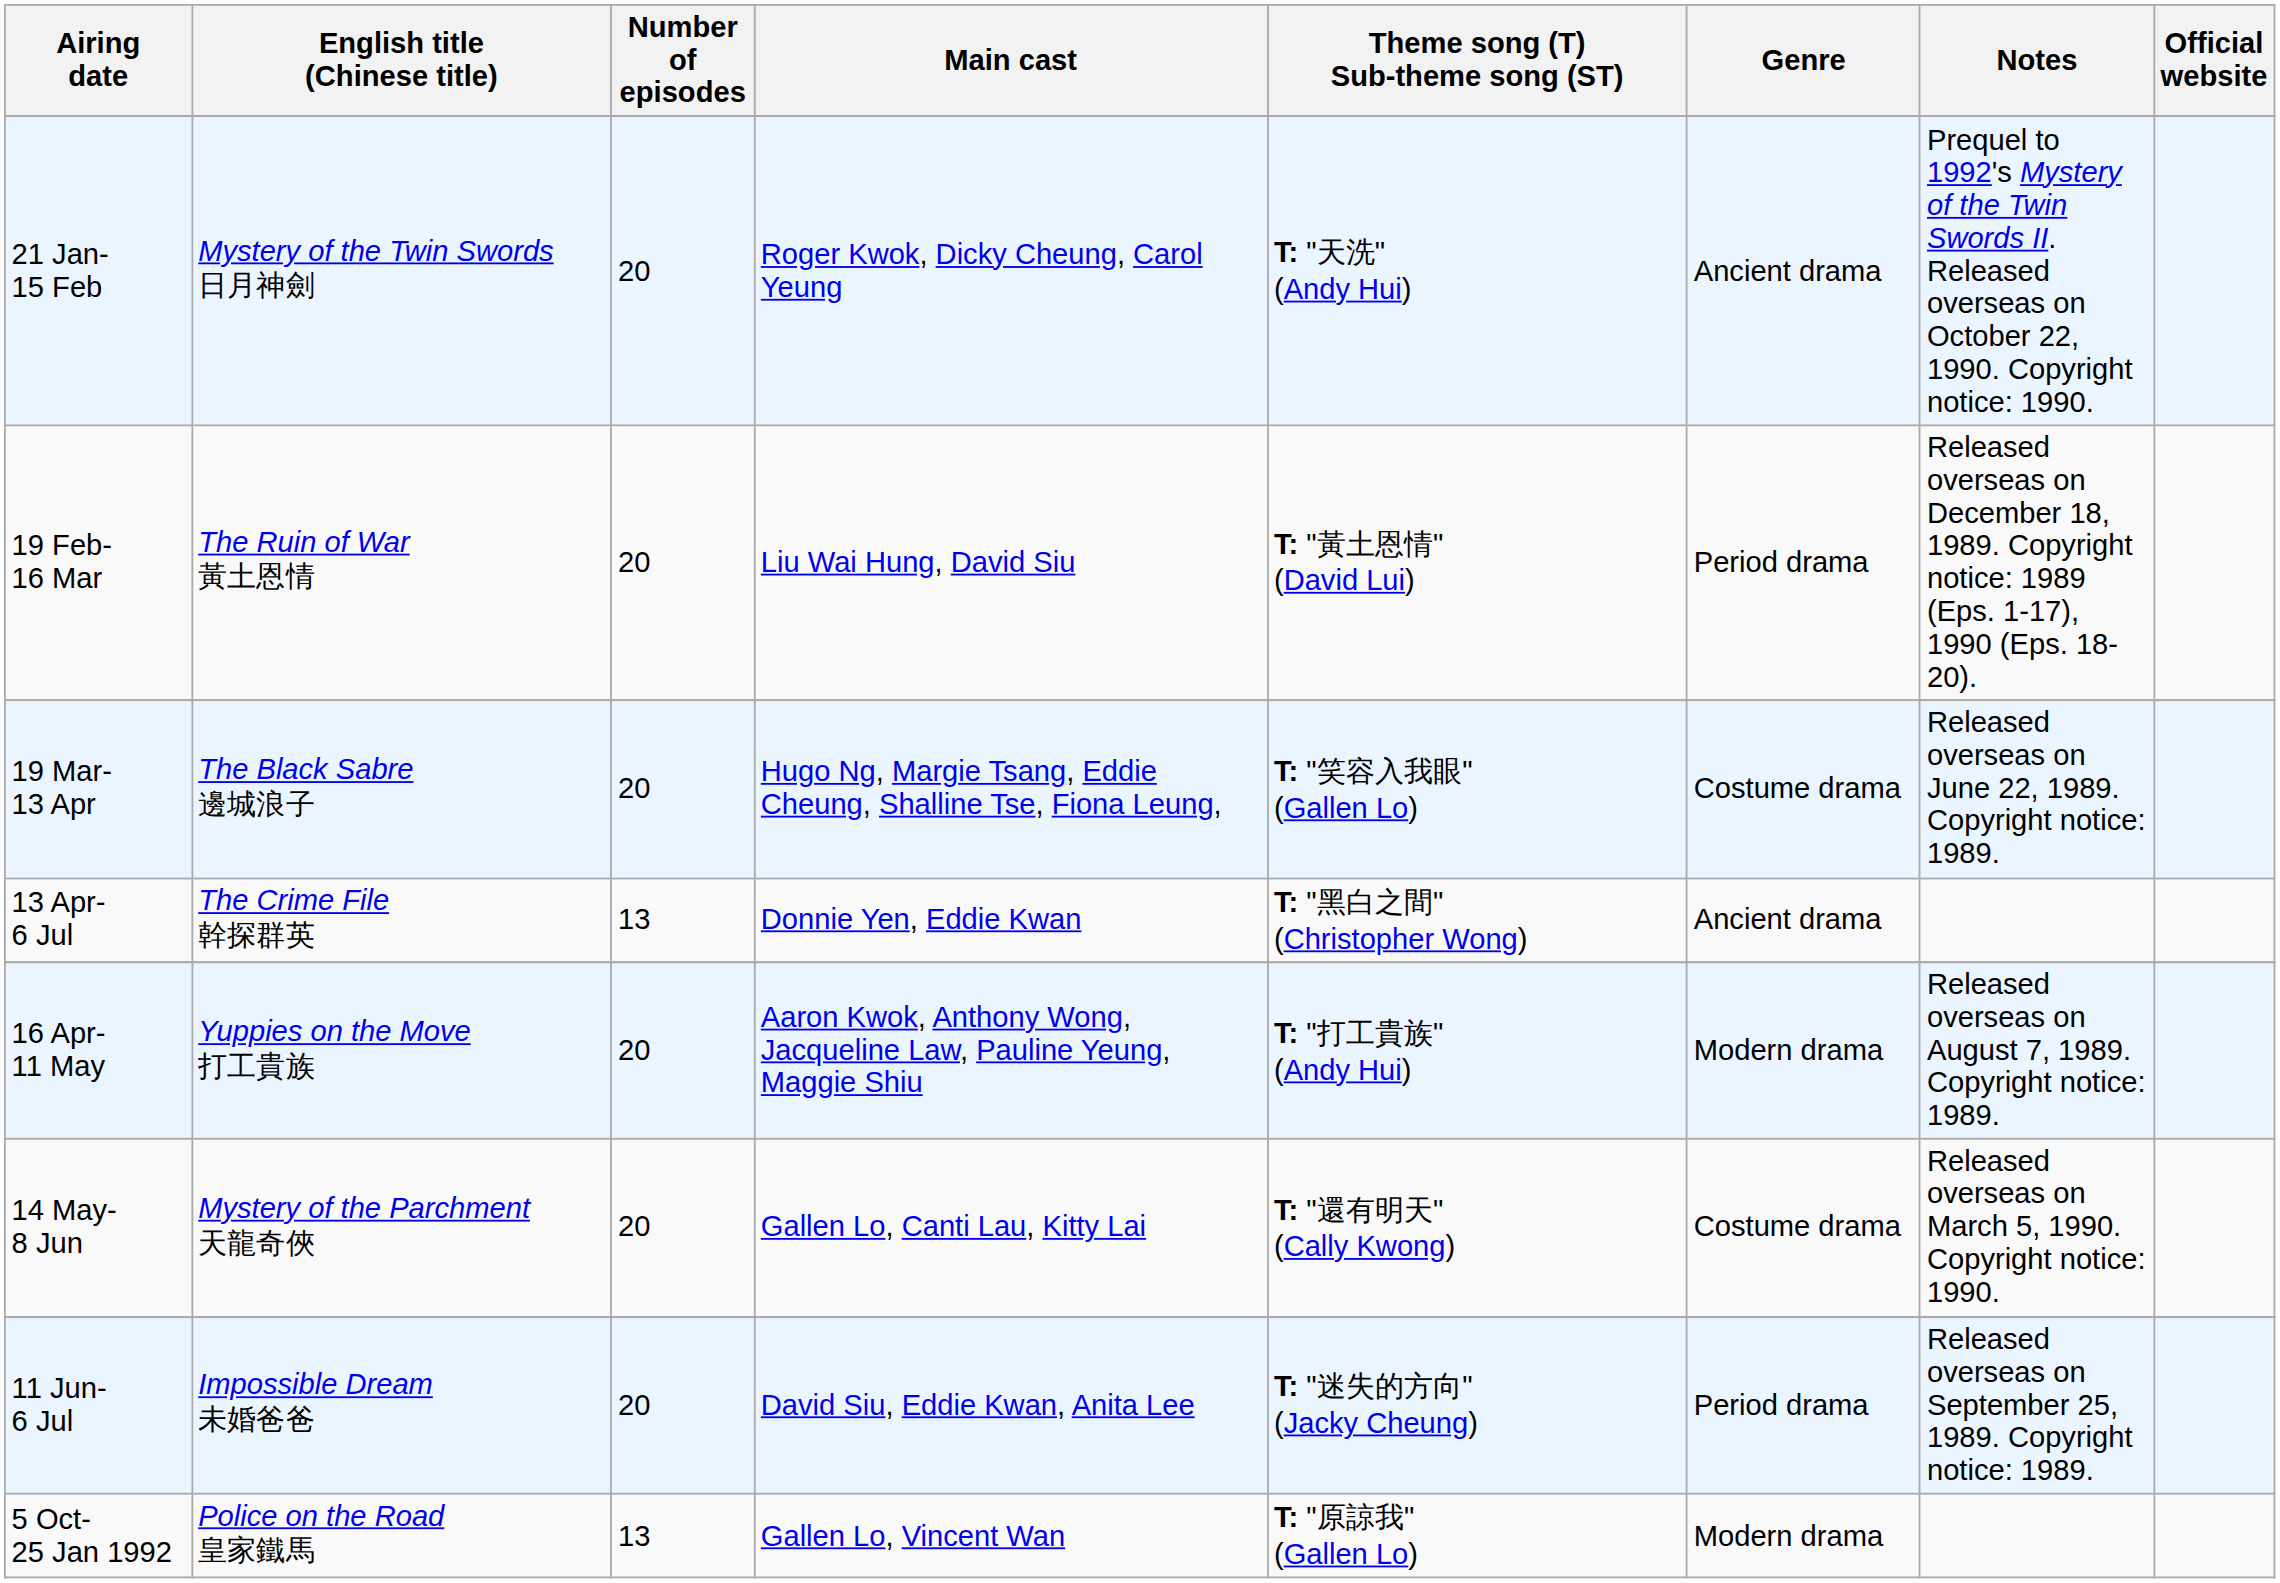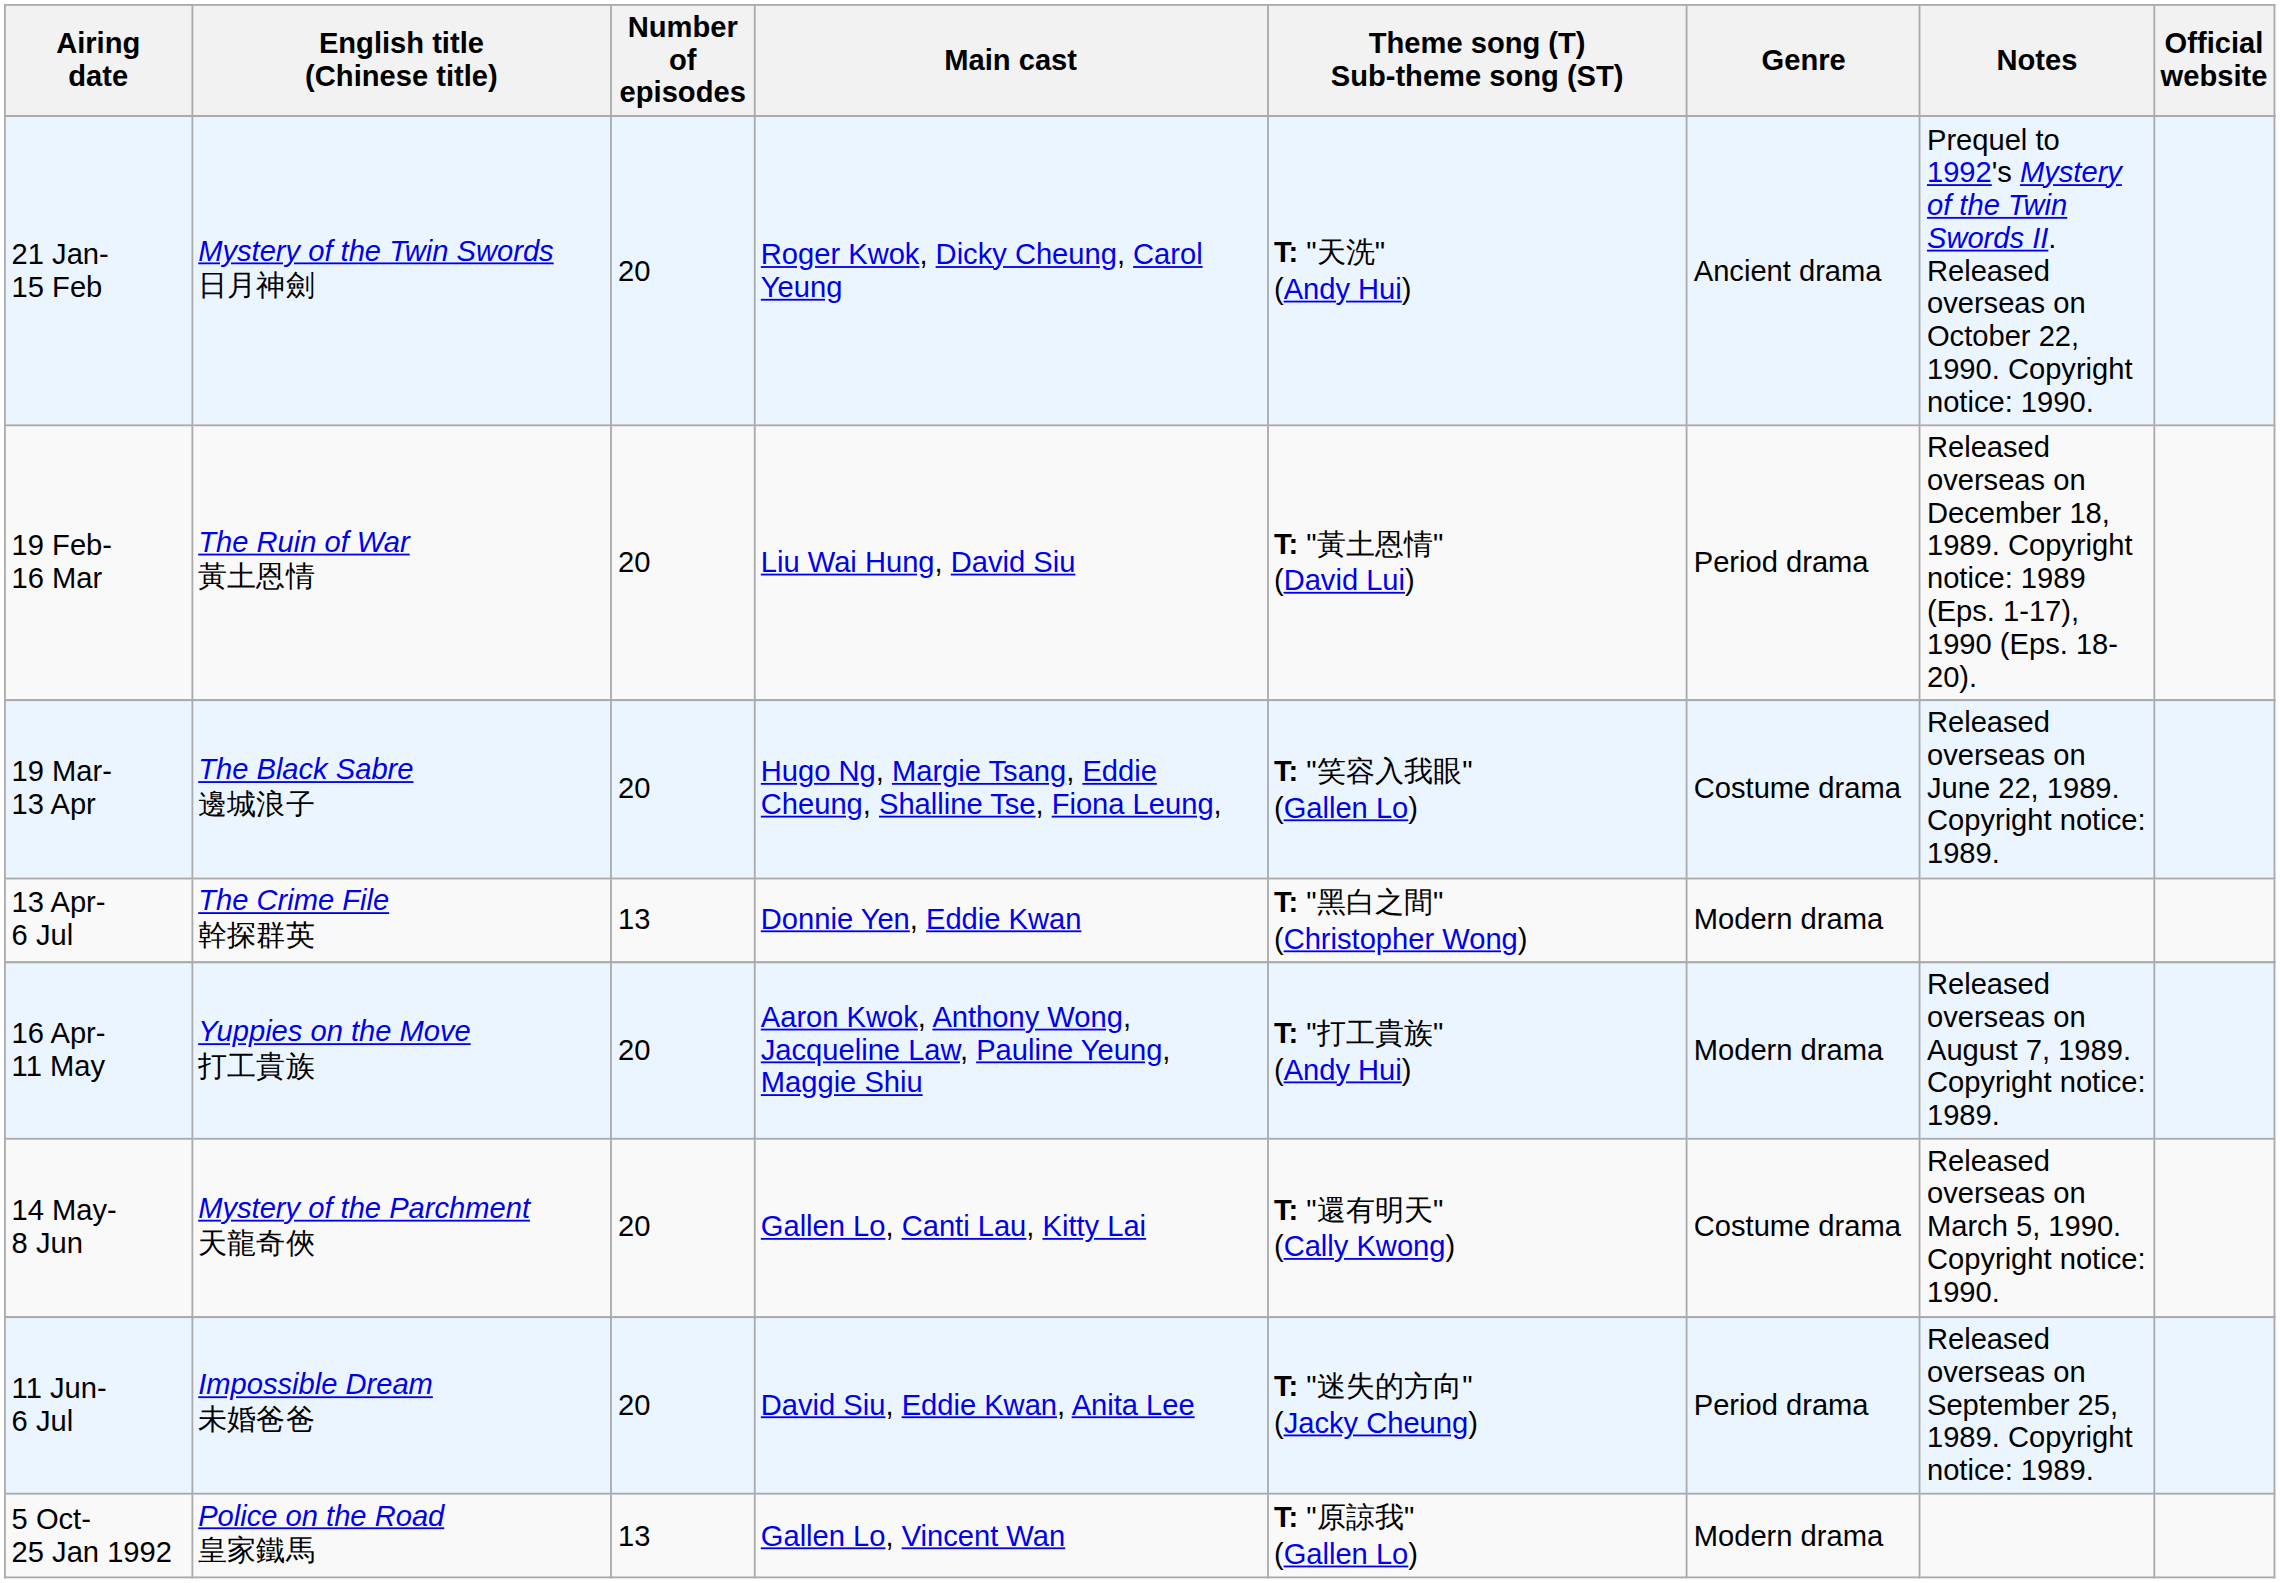(1788, 919) Ancient drama -> (1788, 919) Modern drama
